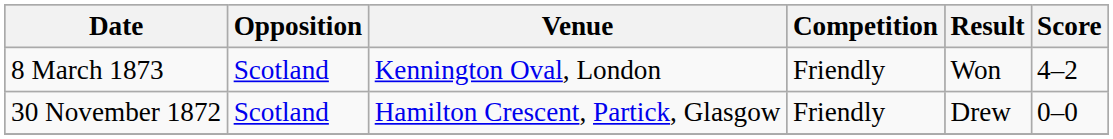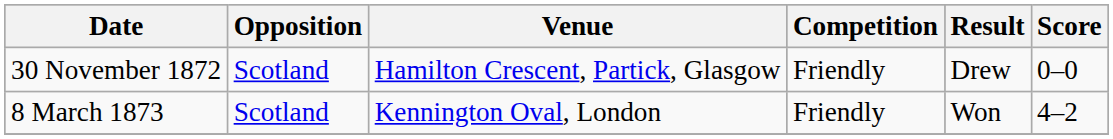rows swapped: (116, 112) <-> (87, 69)
